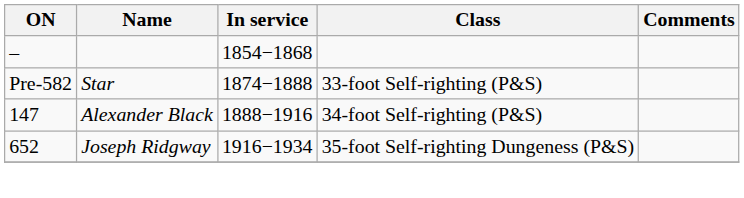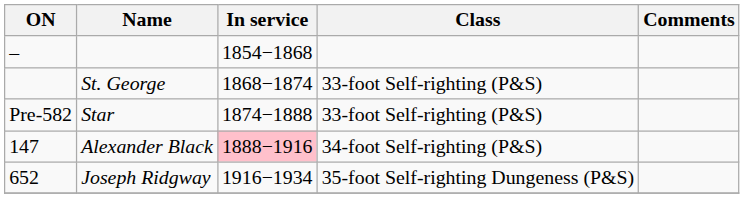+ row: (41, 83)
(267, 114) no background -> (267, 146) pink background
